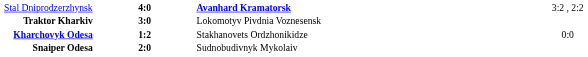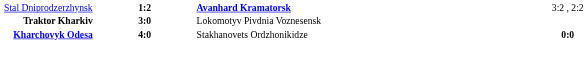(145, 8) 4:0 -> (145, 8) 1:2
(145, 35) 1:2 -> (145, 35) 4:0
(568, 35) normal -> (568, 35) bold
- row: (63, 48)
